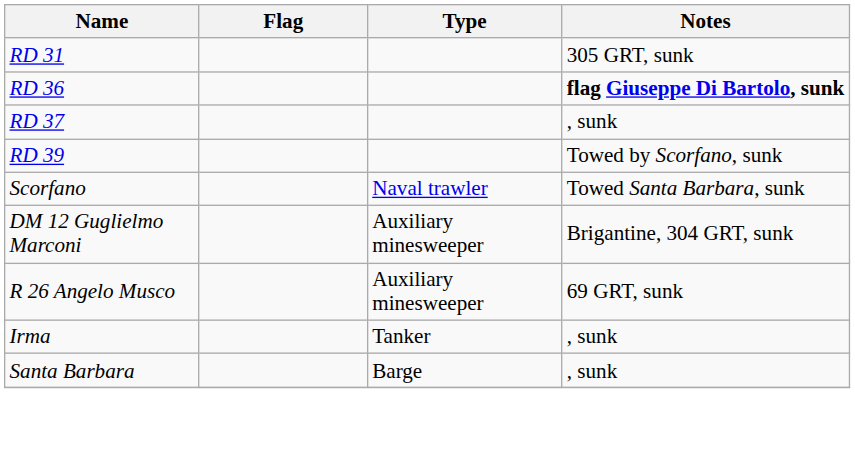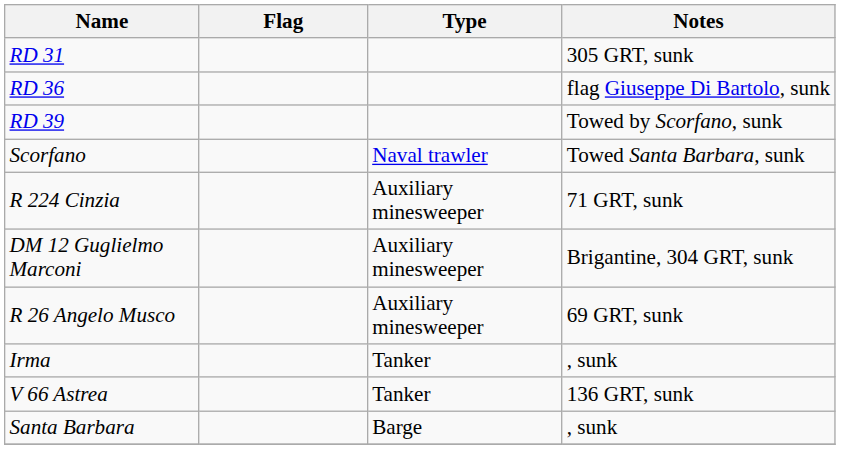(706, 88) bold -> (698, 88) normal
- row: (37, 121)
+ row: (65, 200)
+ row: (59, 393)
